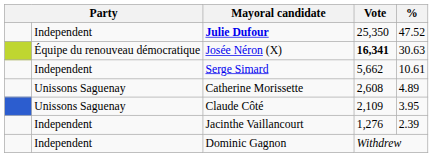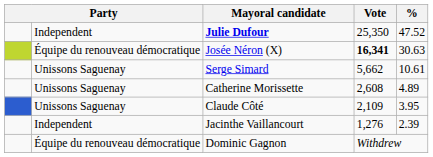(63, 69) Independent -> (80, 69) Unissons Saguenay
(63, 143) Independent -> (117, 143) Équipe du renouveau démocratique
